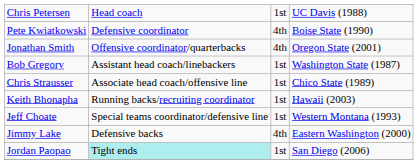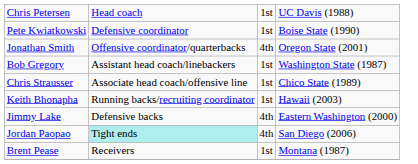(280, 30) 4th -> (266, 30) 1st
- row: (32, 116)
(280, 151) 1st -> (266, 133) 4th
+ row: (33, 151)
